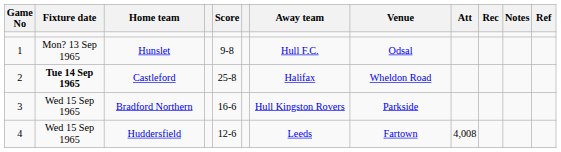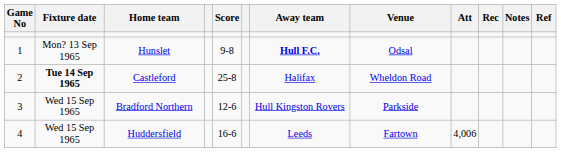(300, 50) normal -> (300, 50) bold
(227, 106) 16-6 -> (227, 106) 12-6
(227, 134) 12-6 -> (227, 134) 16-6
(465, 134) 4,008 -> (465, 134) 4,006
